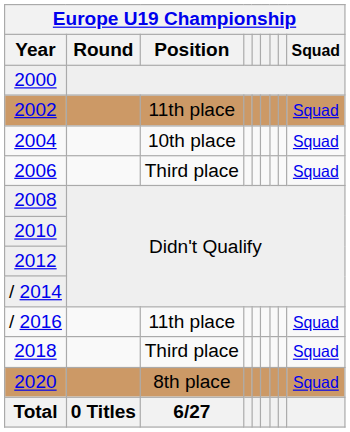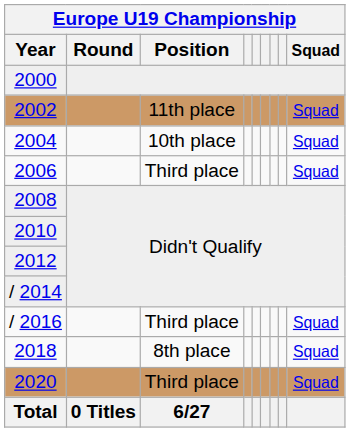(192, 321) 11th place -> (192, 321) Third place
(192, 351) Third place -> (192, 351) 8th place
(192, 381) 8th place -> (192, 381) Third place
